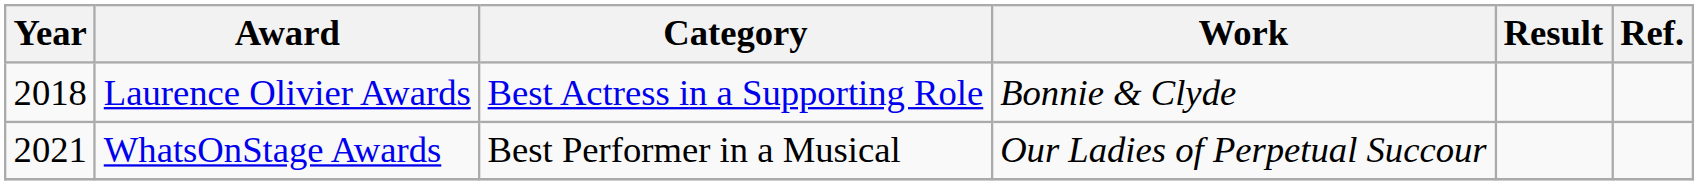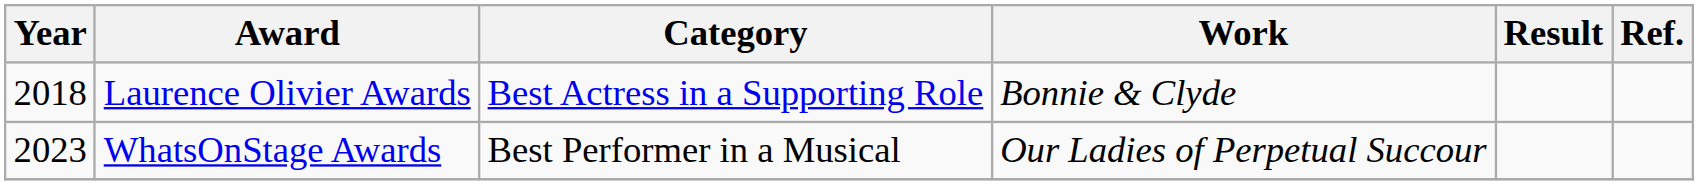(50, 149) 2021 -> (50, 149) 2023
